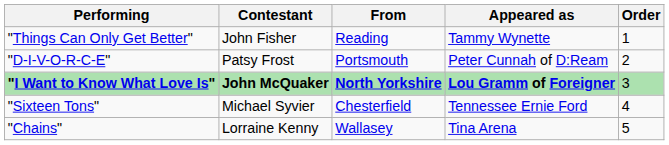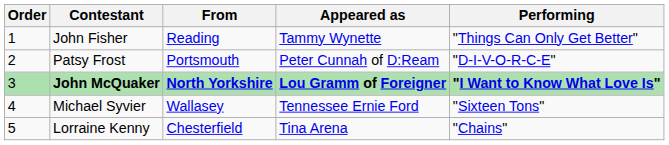columns swapped: (641, 15) <-> (112, 15)
(373, 106) Chesterfield -> (195, 106) Wallasey
(364, 128) Wallasey -> (204, 128) Chesterfield
